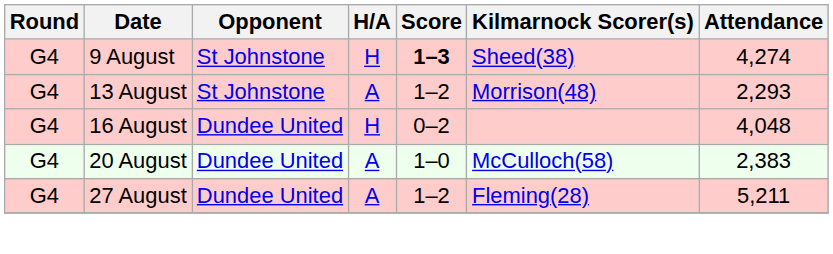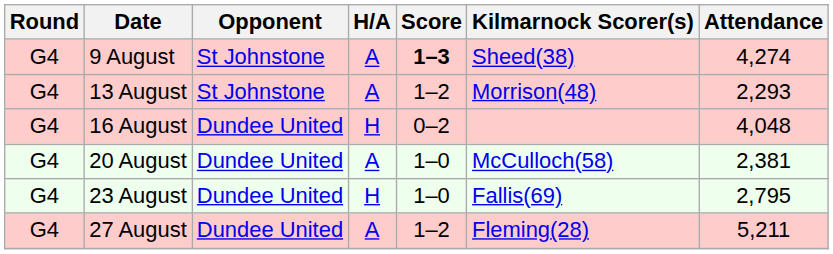(372, 56) H -> (372, 56) A
(764, 160) 2,383 -> (764, 160) 2,381
+ row: (138, 195)
